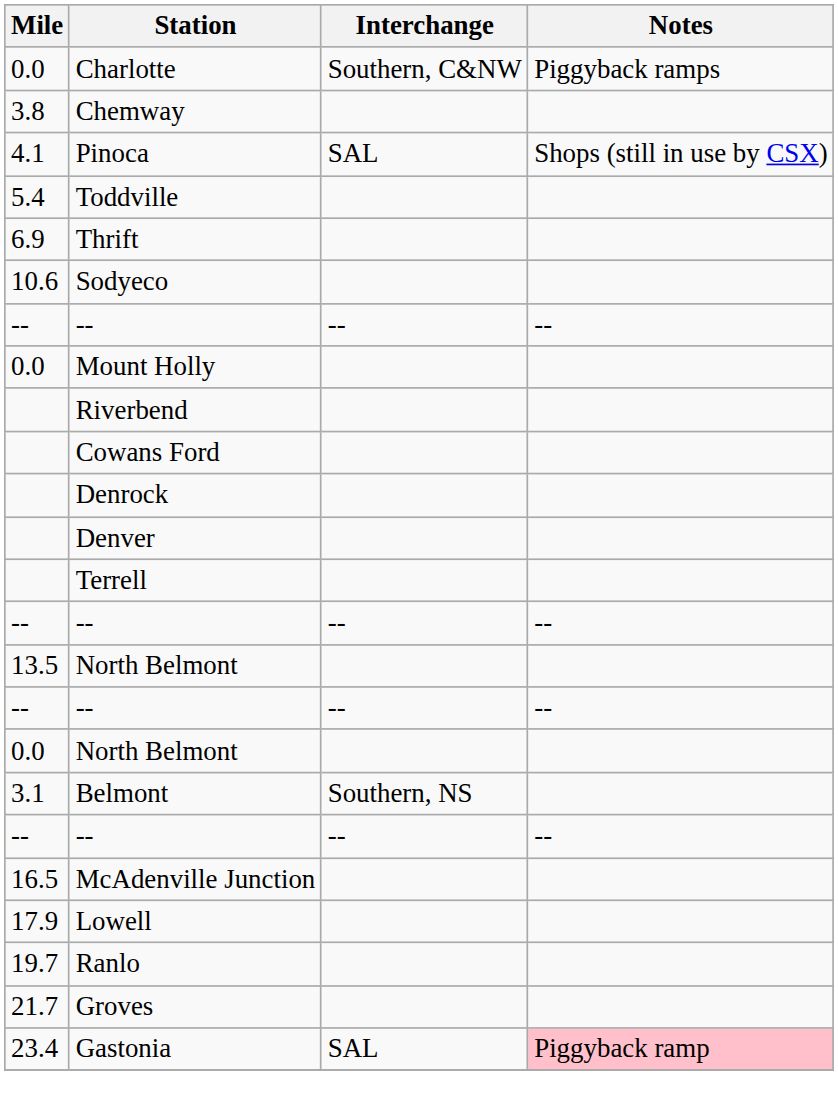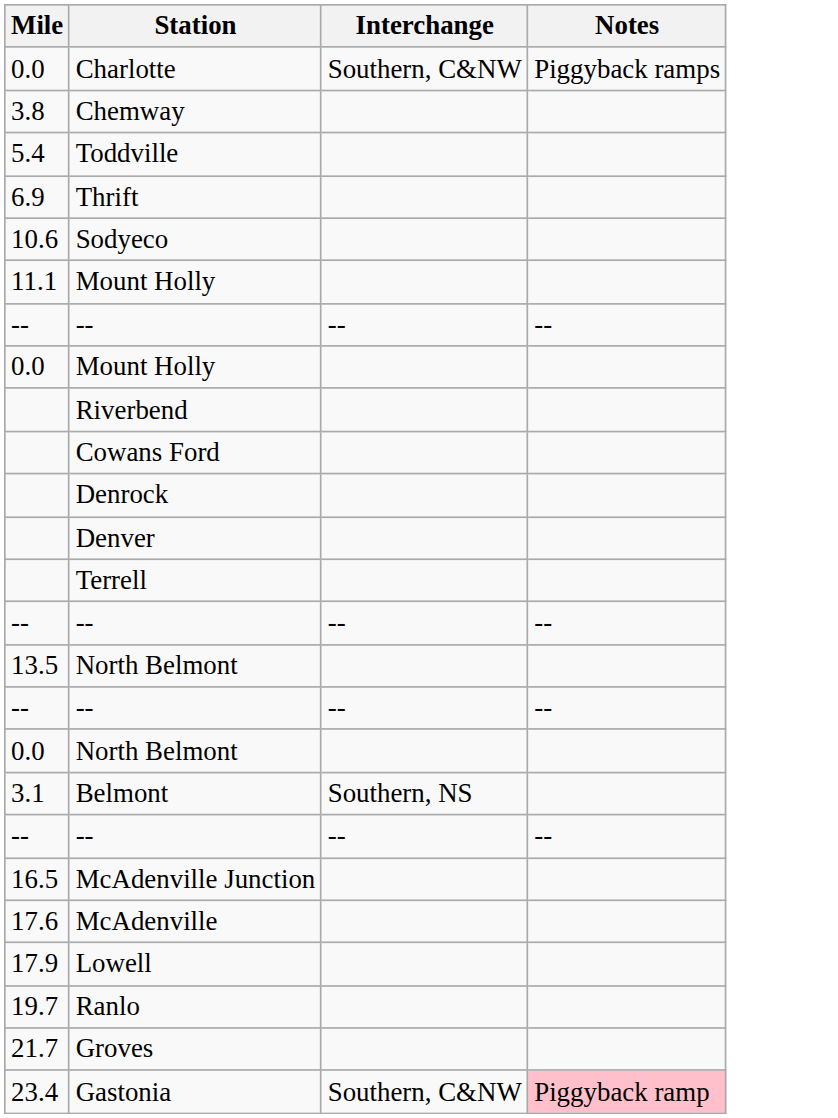- row: (28, 153)
+ row: (34, 281)
+ row: (35, 921)
(353, 1048) SAL -> (425, 1091) Southern, C&NW
